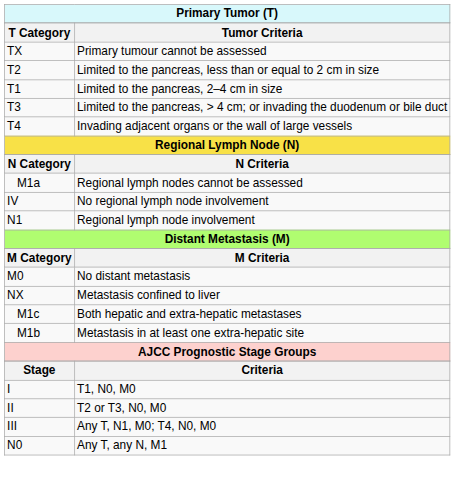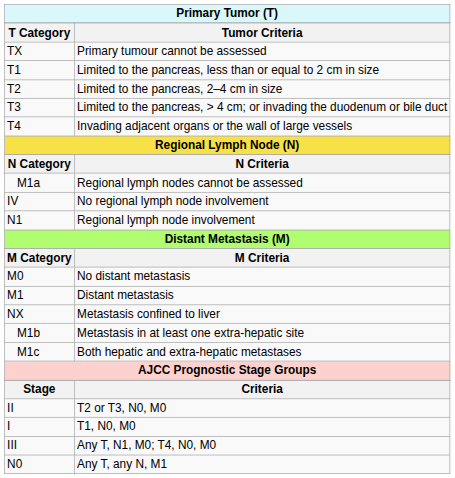(14, 70) T2 -> (14, 70) T1
(14, 88) T1 -> (14, 88) T2
+ row: (125, 295)
rows swapped: (191, 333) <-> (189, 314)
rows swapped: (106, 389) <-> (122, 408)
